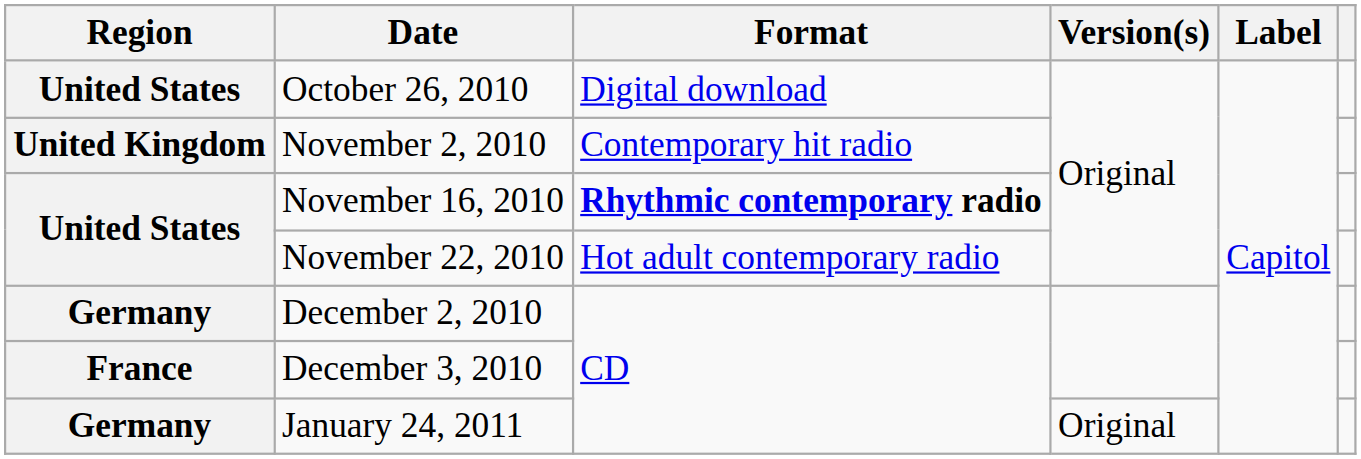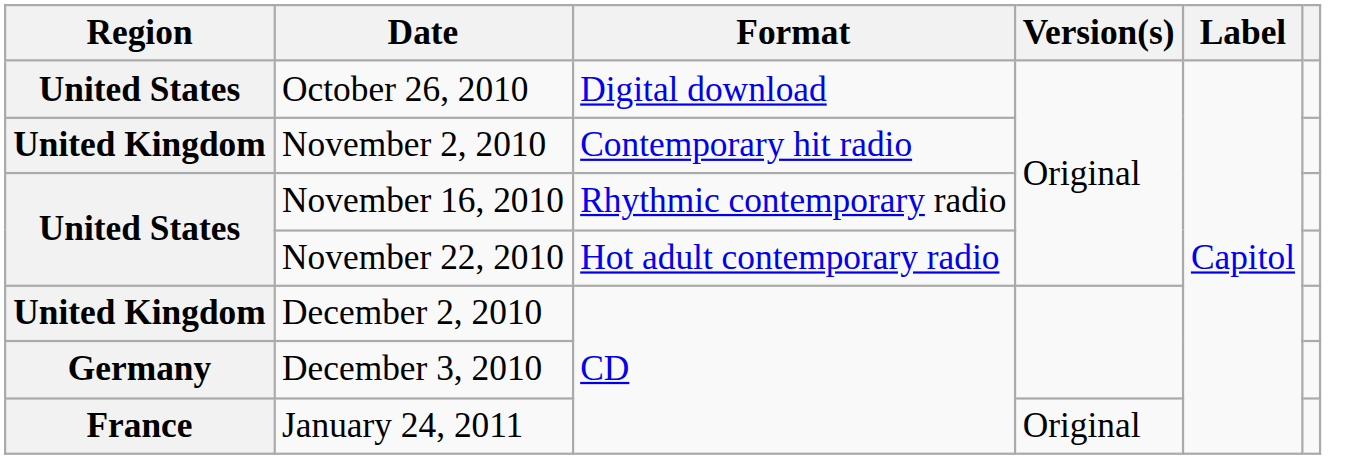(811, 200) bold -> (793, 200) normal
(140, 312) Germany -> (140, 312) United Kingdom
(139, 369) France -> (140, 369) Germany
(140, 425) Germany -> (139, 425) France
